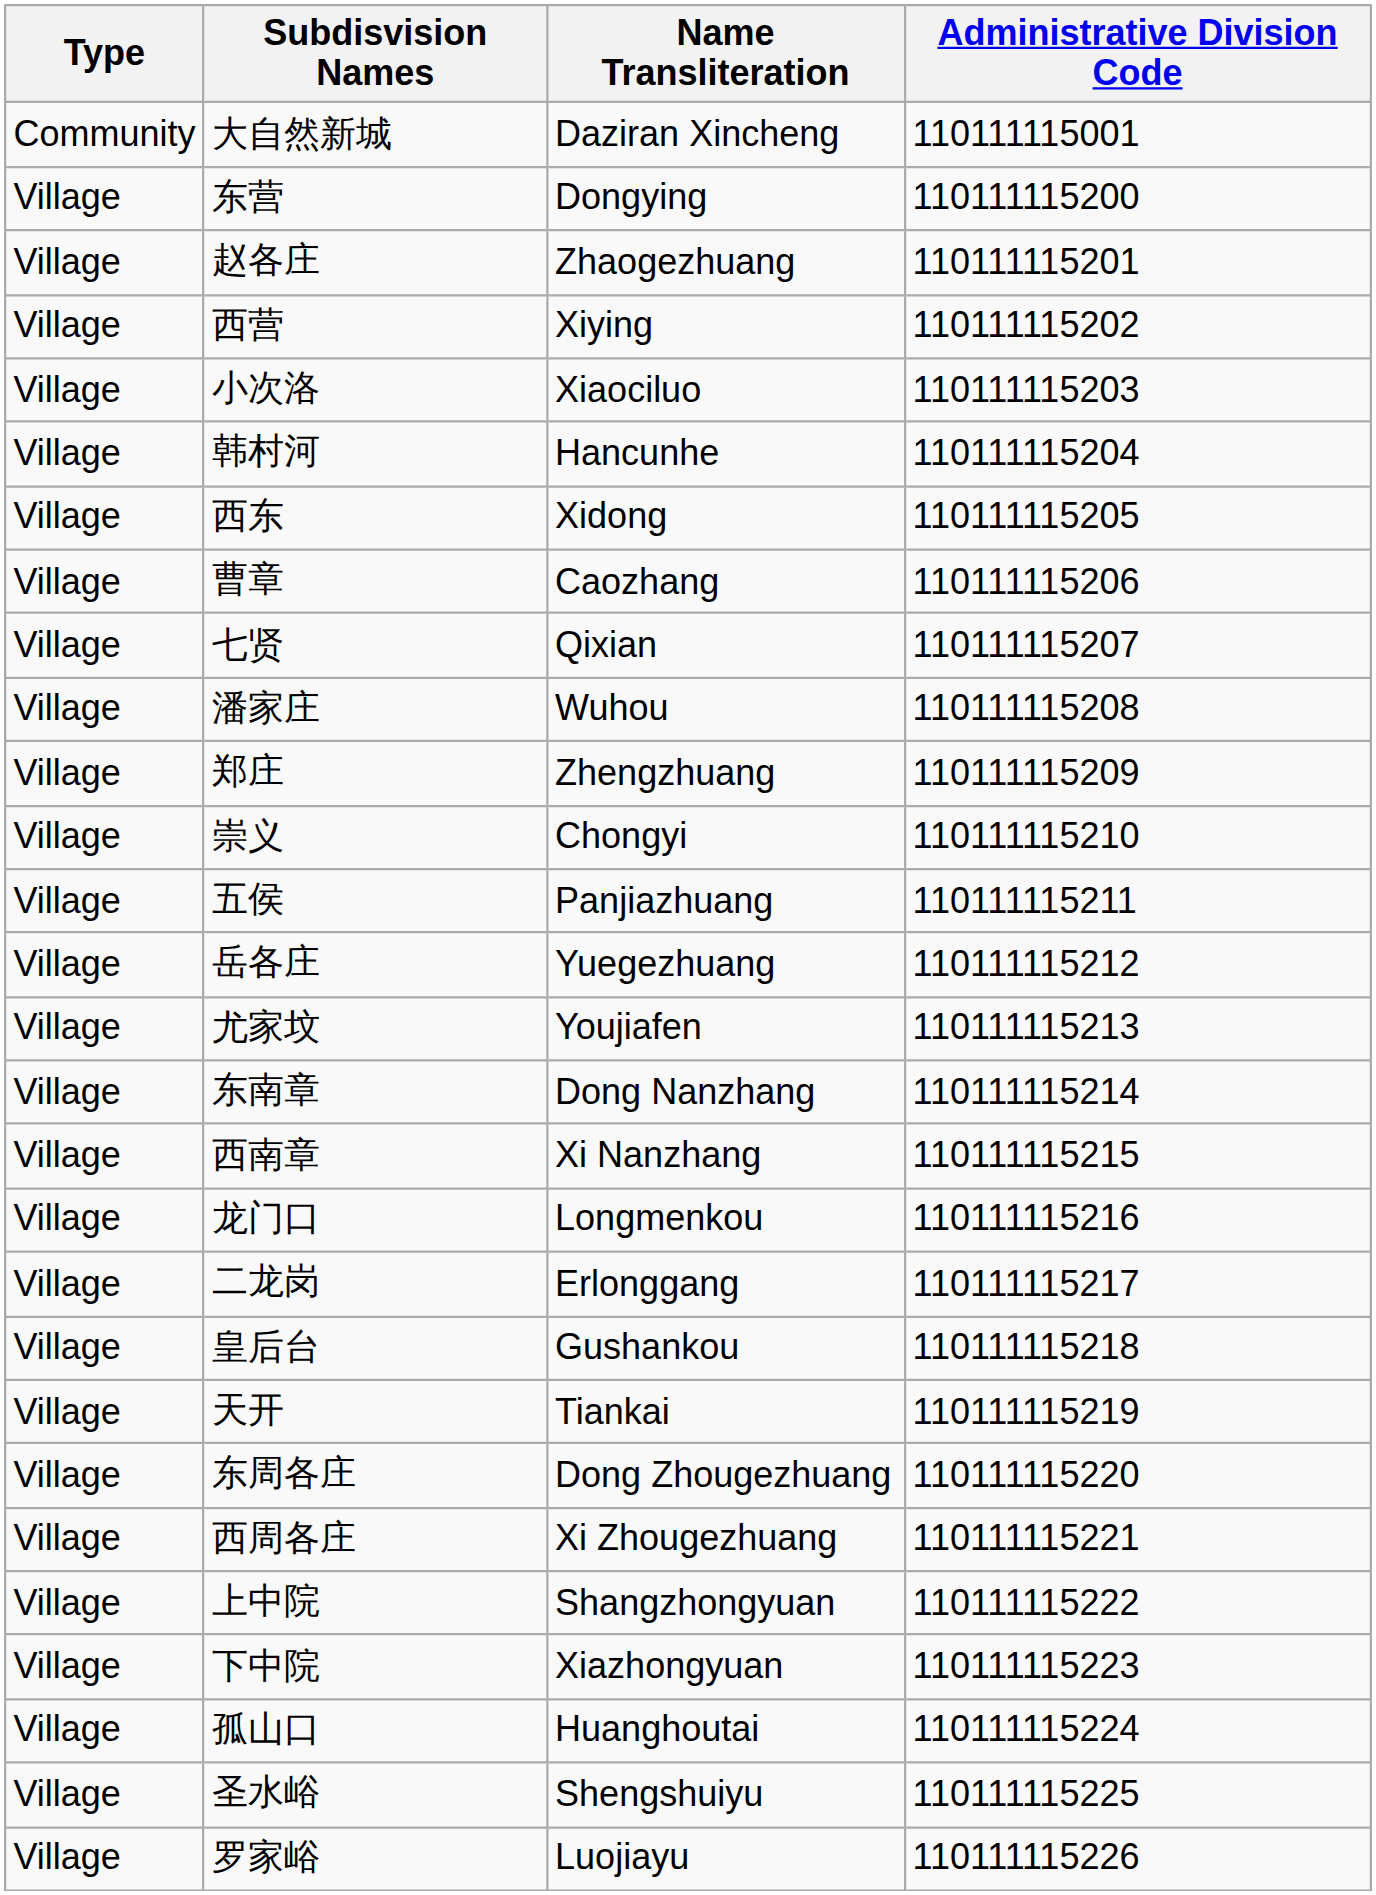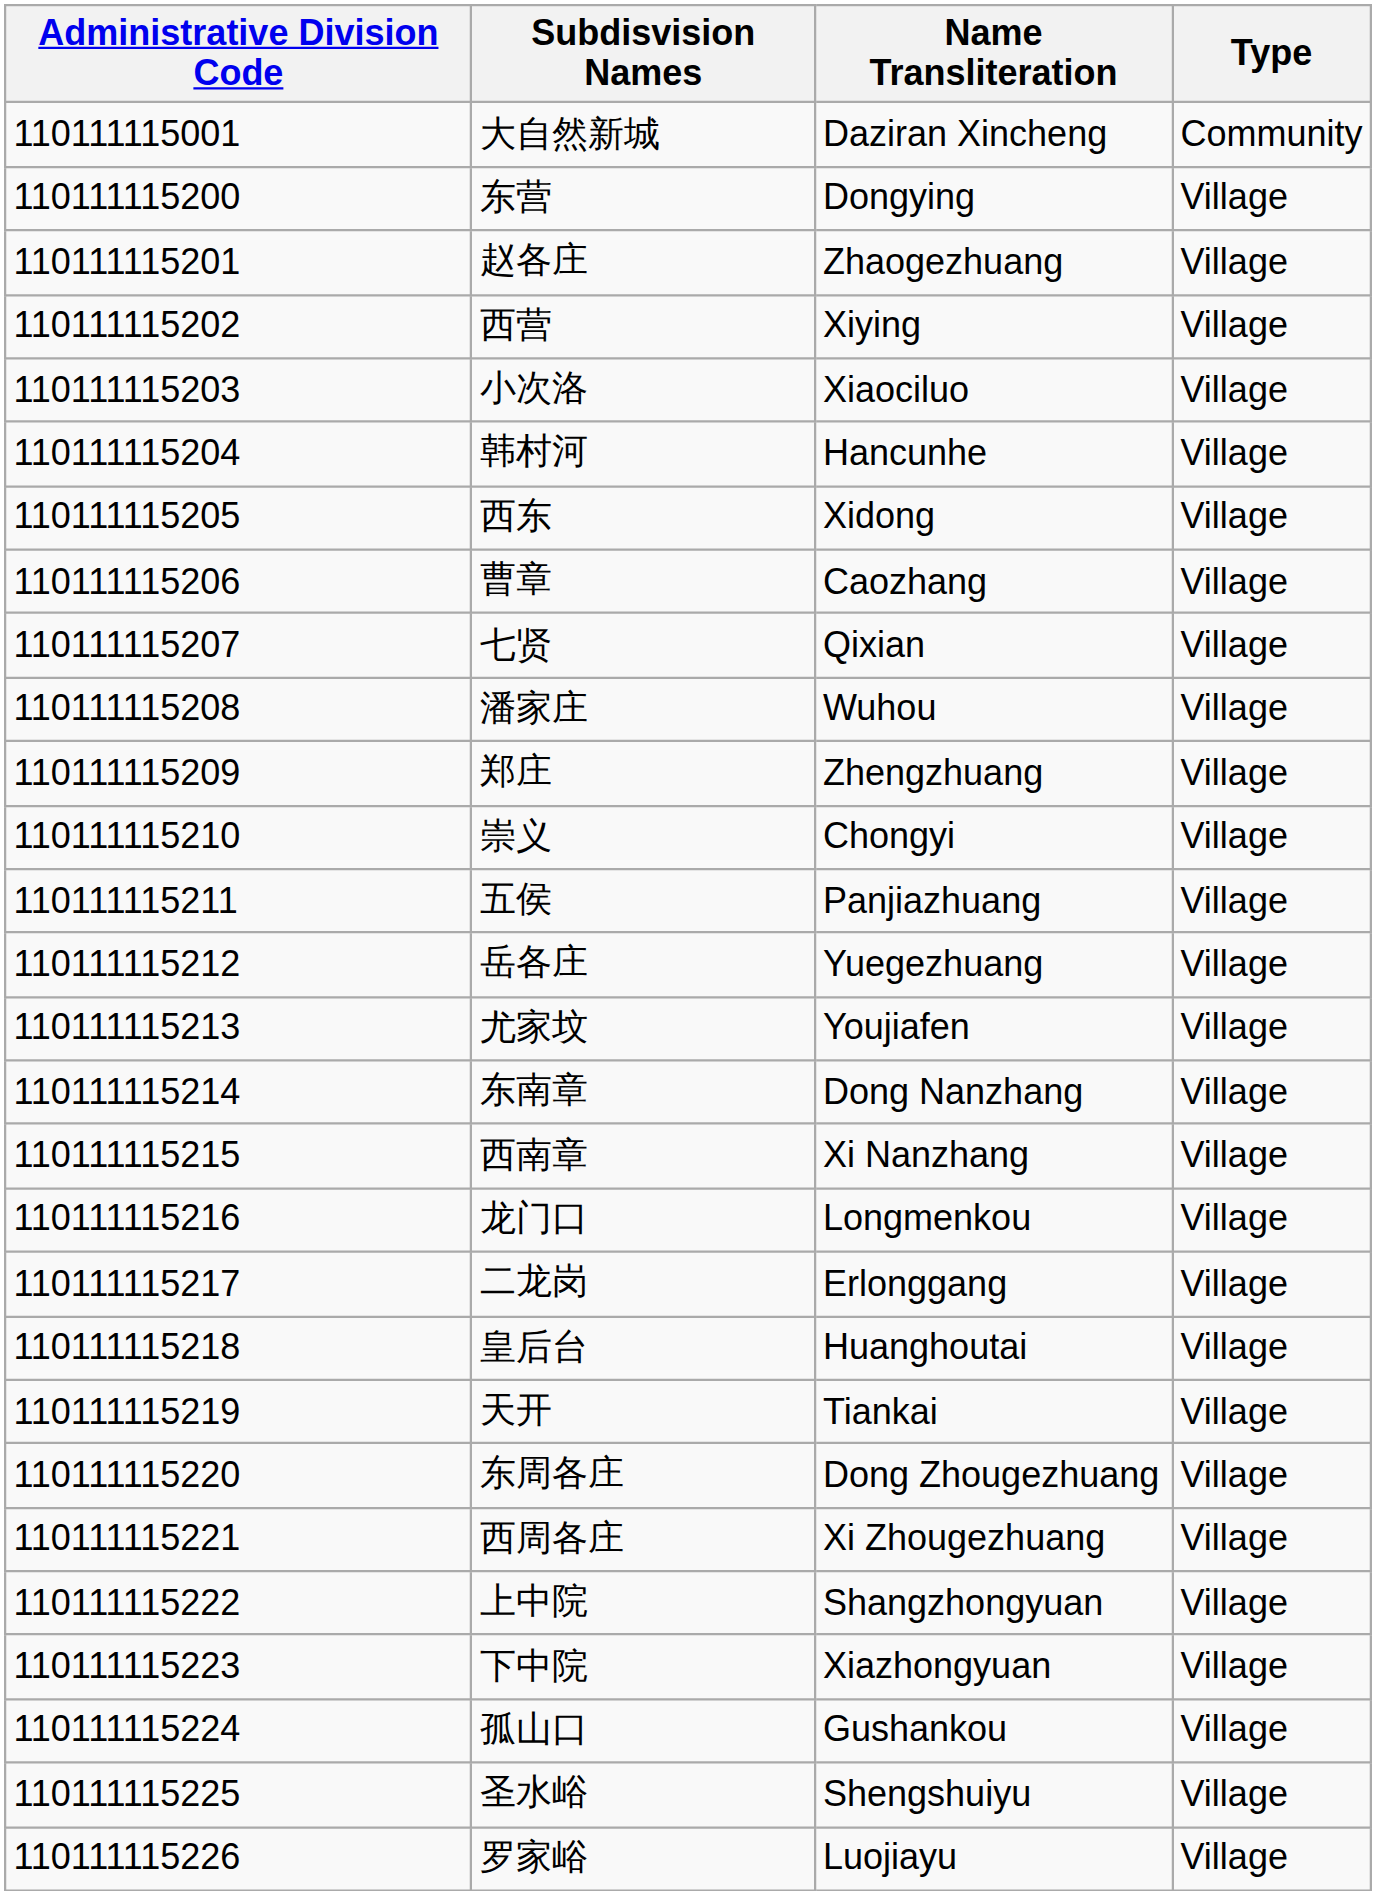columns swapped: (1138, 53) <-> (104, 53)
(647, 1347) Gushankou -> (925, 1347) Huanghoutai
(657, 1730) Huanghoutai -> (915, 1730) Gushankou
